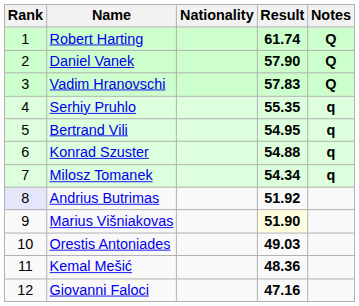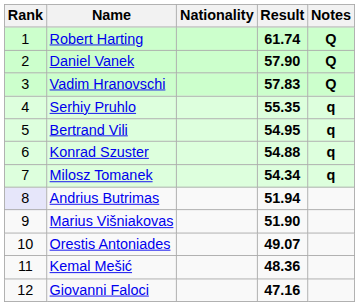(282, 198) 51.92 -> (282, 198) 51.94
(282, 221) lightyellow background -> (282, 221) no background
(282, 244) 49.03 -> (282, 244) 49.07
